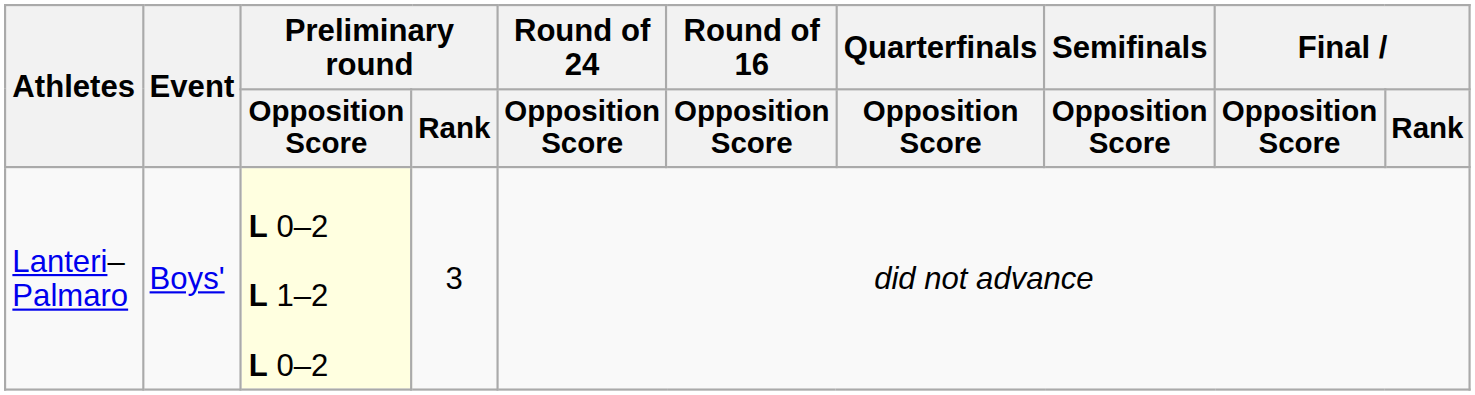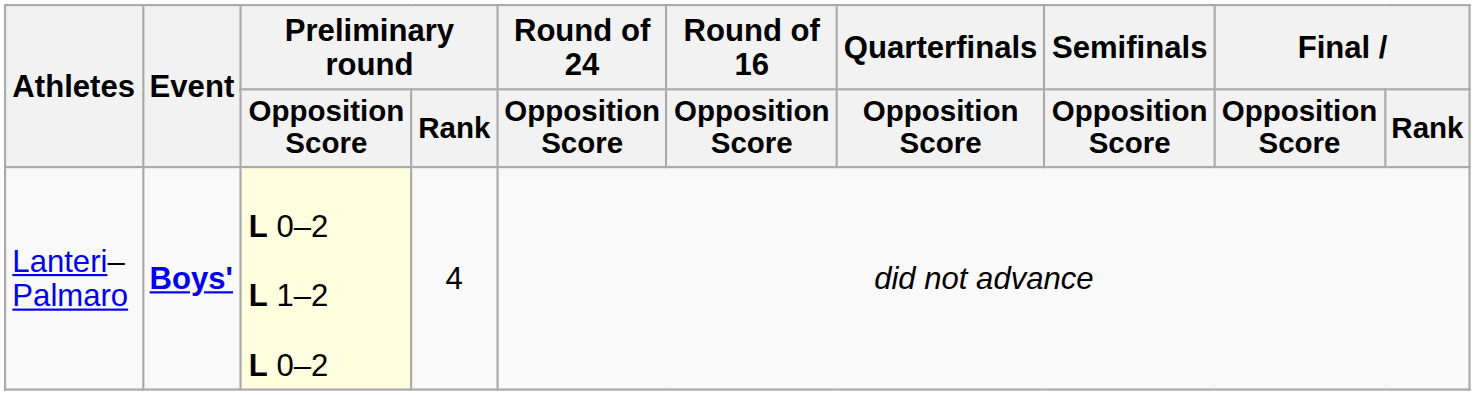(187, 279) normal -> (191, 279) bold
(454, 279) 3 -> (454, 279) 4
